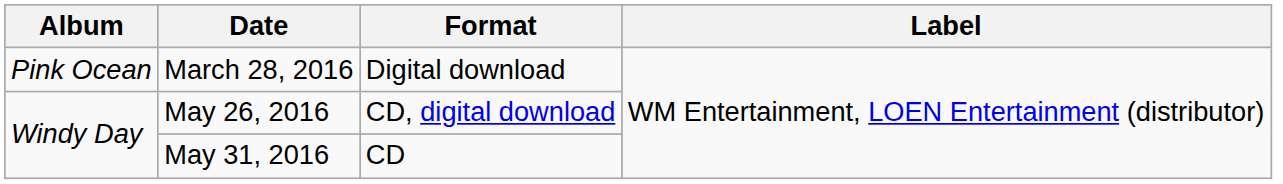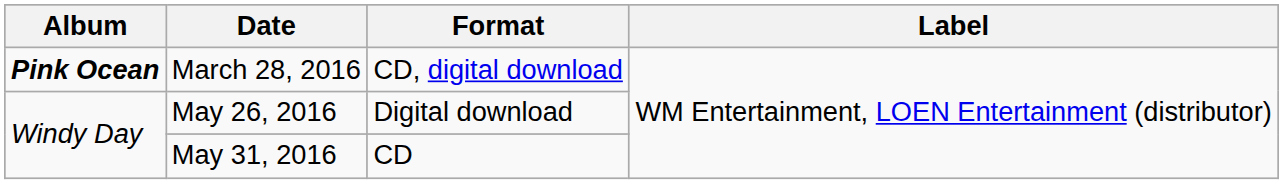(81, 69) normal -> (85, 69) bold
(466, 69) Digital download -> (498, 69) CD, digital download
(491, 112) CD, digital download -> (473, 112) Digital download
